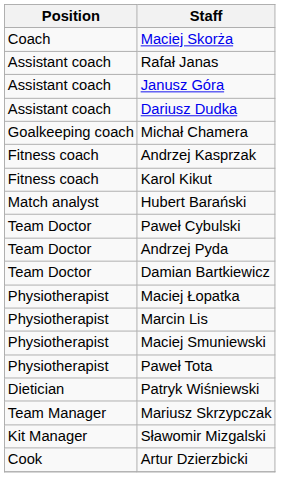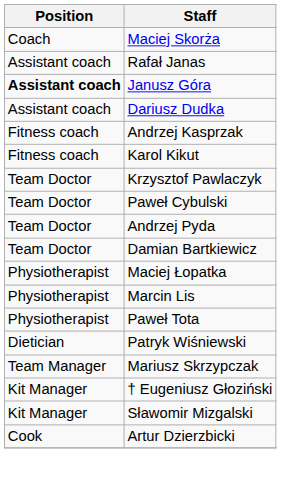(59, 86) normal -> (64, 86) bold
- row: (194, 132)
- row: (193, 202)
+ row: (195, 179)
- row: (203, 343)
+ row: (200, 389)
